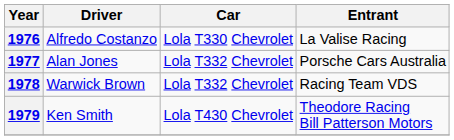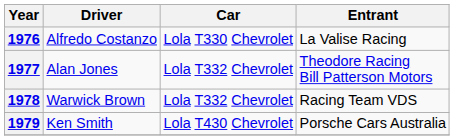(373, 61) Porsche Cars Australia -> (366, 69) Theodore Racing Bill Patterson Motors
(366, 115) Theodore Racing Bill Patterson Motors -> (373, 123) Porsche Cars Australia
